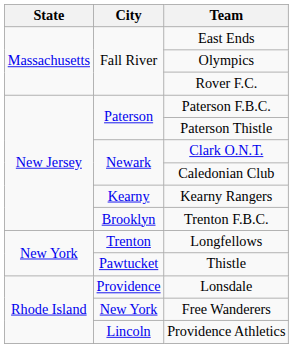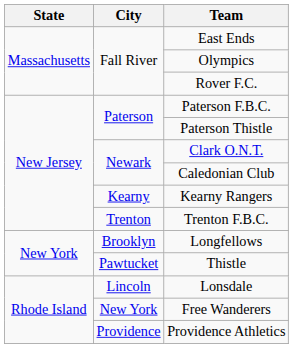(129, 219) Brooklyn -> (129, 219) Trenton
(129, 241) Trenton -> (129, 241) Brooklyn
(129, 286) Providence -> (129, 286) Lincoln
(129, 331) Lincoln -> (129, 331) Providence
